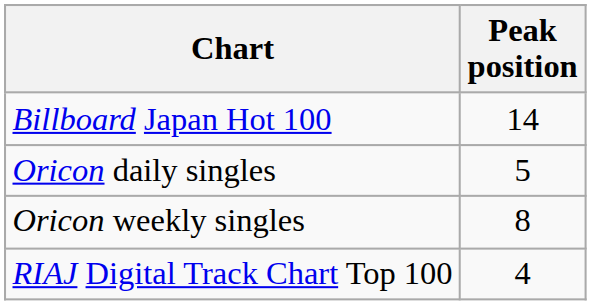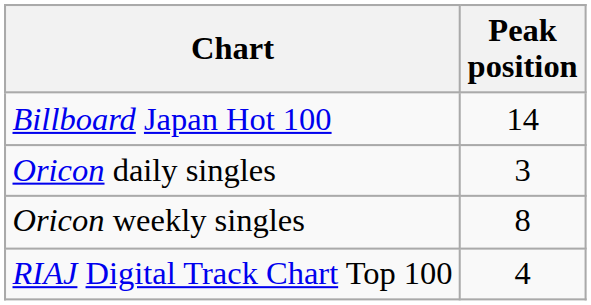(523, 169) 5 -> (523, 169) 3
